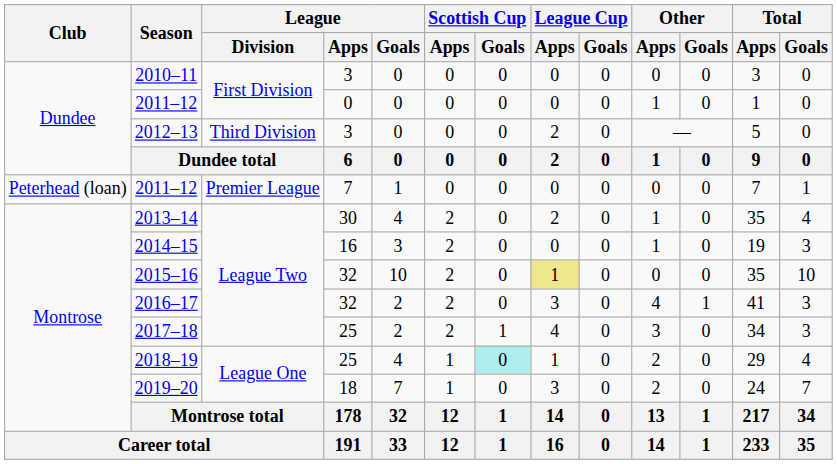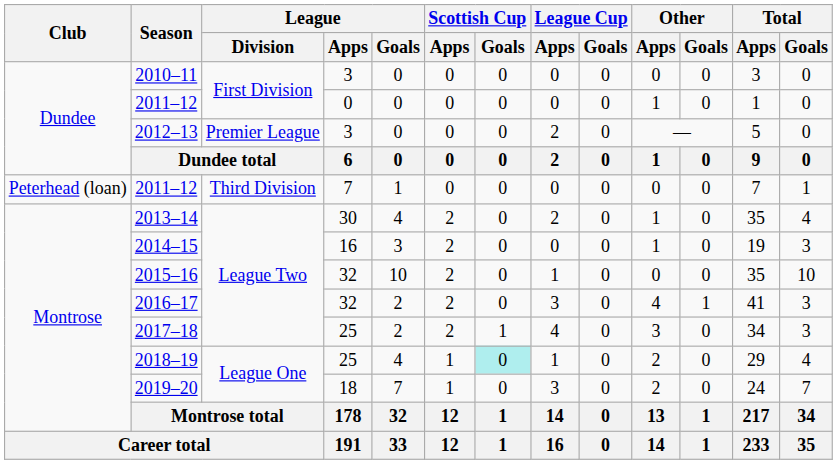(263, 132) Third Division -> (263, 132) Premier League
(263, 189) Premier League -> (263, 189) Third Division
(555, 274) khaki background -> (555, 274) no background
